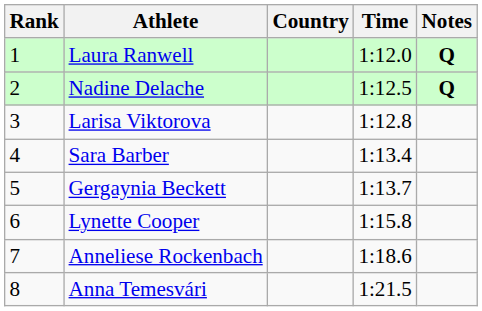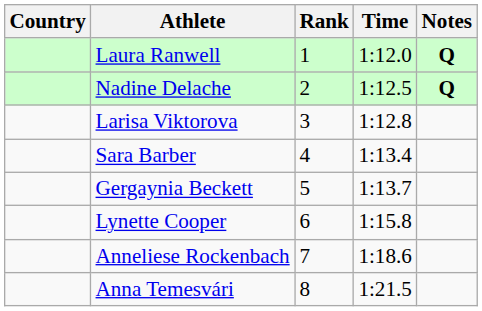columns swapped: (34, 21) <-> (311, 21)
